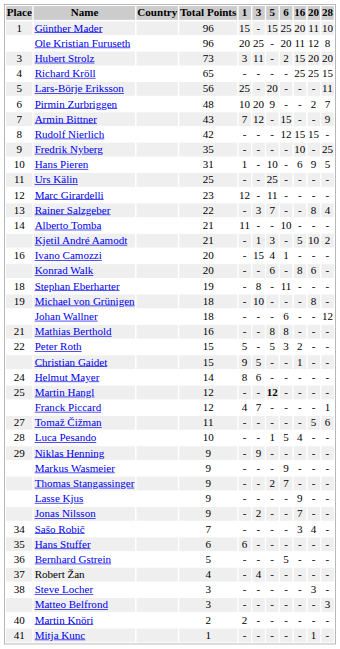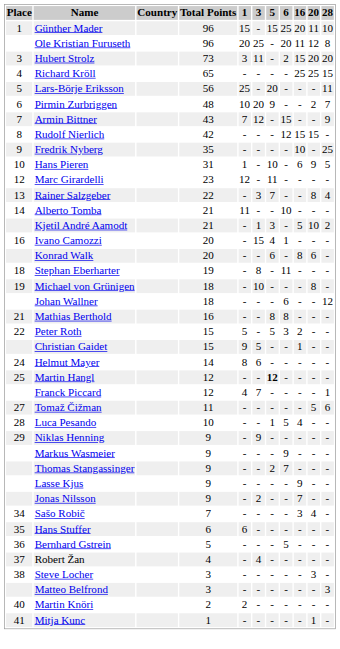- row: (56, 180)
